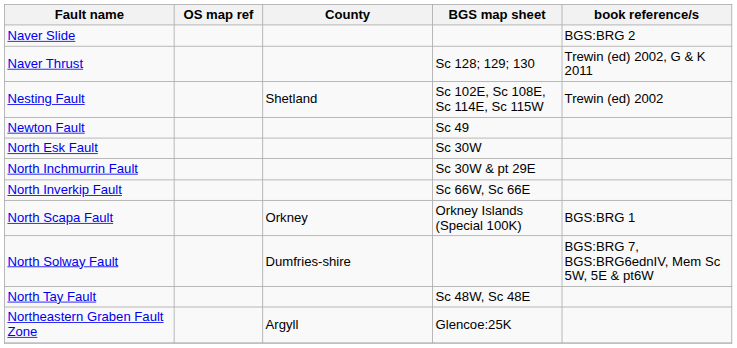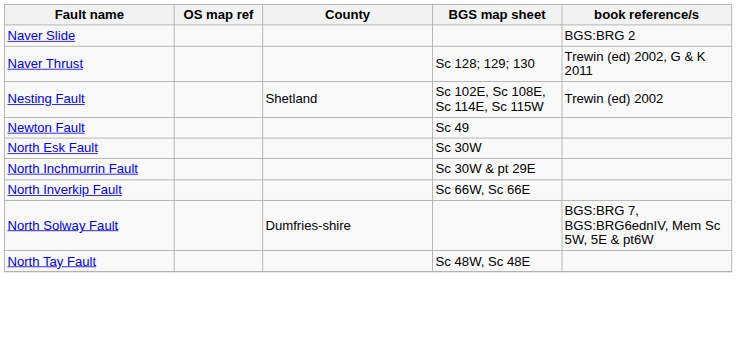- row: (60, 218)
- row: (85, 324)
